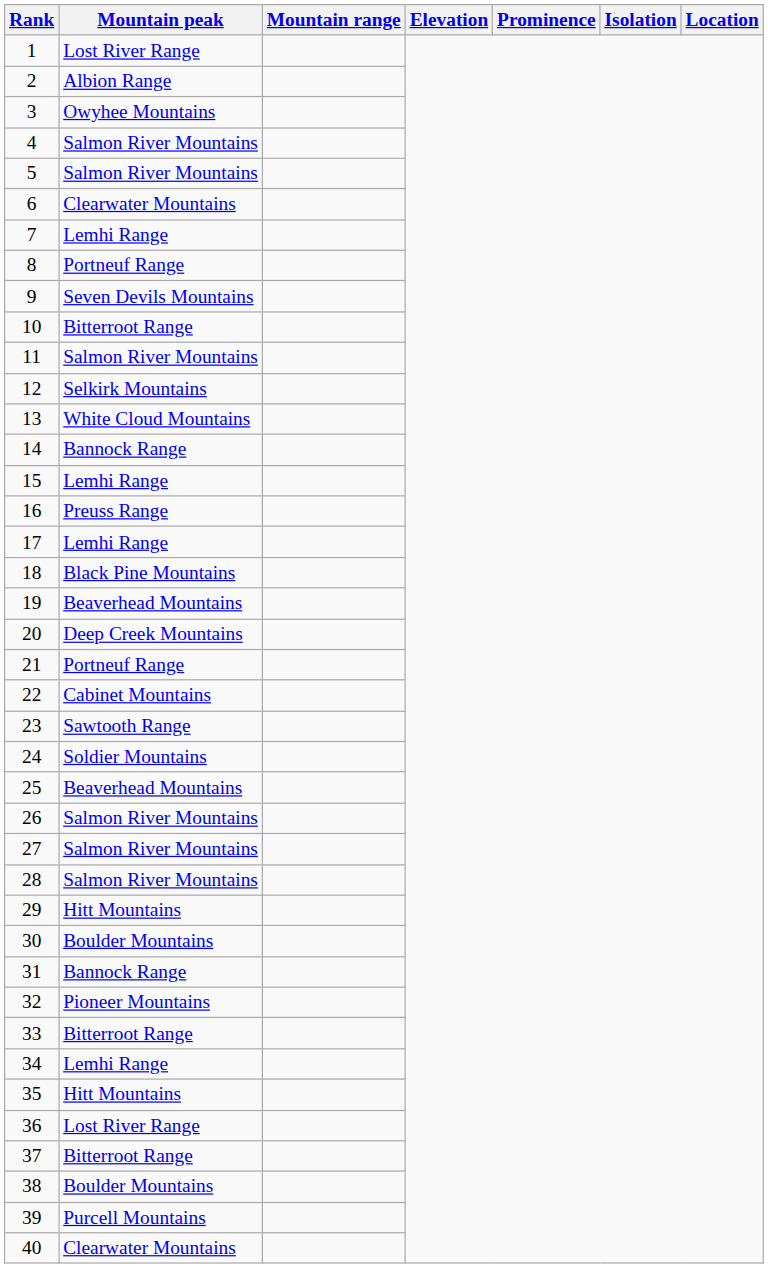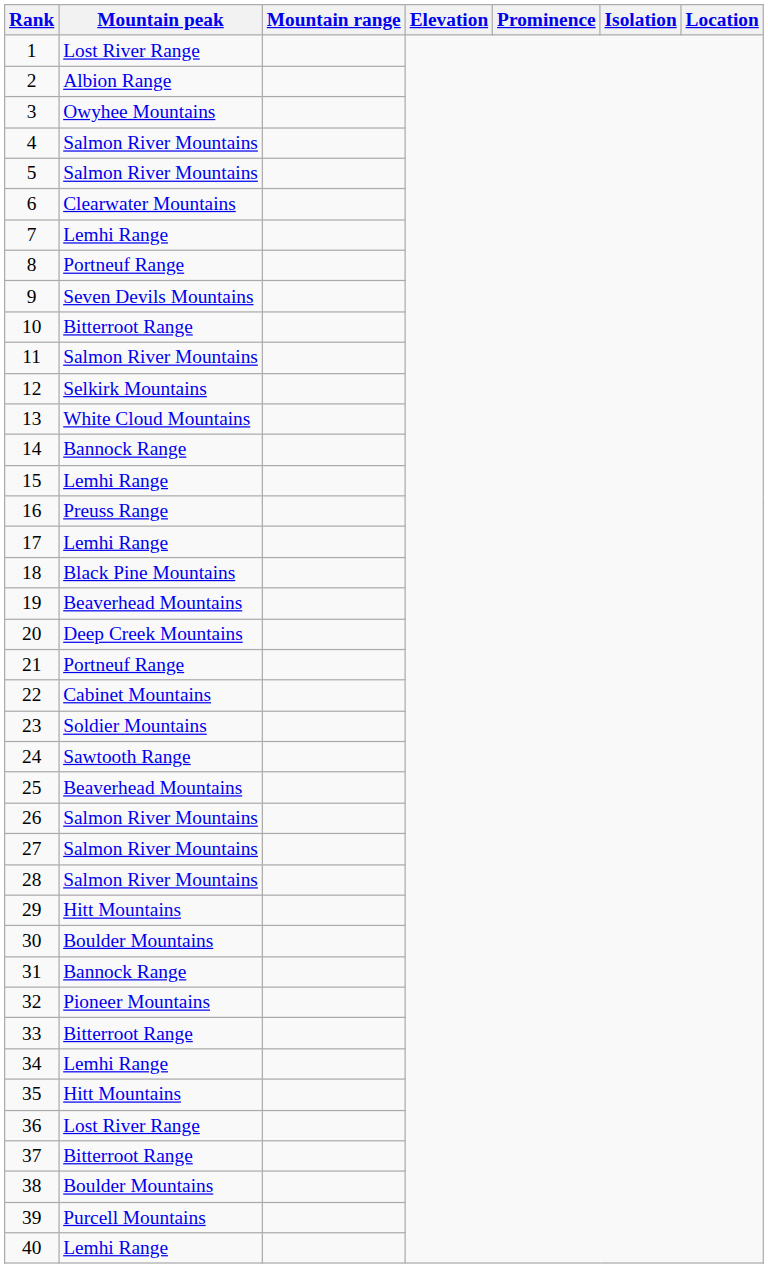(127, 726) Sawtooth Range -> (135, 726) Soldier Mountains
(135, 756) Soldier Mountains -> (127, 756) Sawtooth Range
(149, 1248) Clearwater Mountains -> (116, 1248) Lemhi Range
